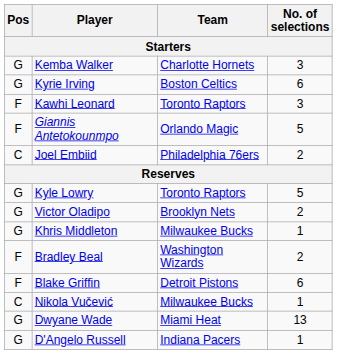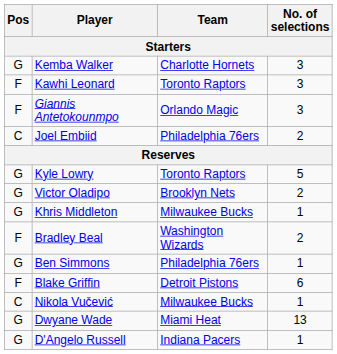- row: (65, 84)
(300, 129) 5 -> (300, 110) 3
+ row: (72, 263)
